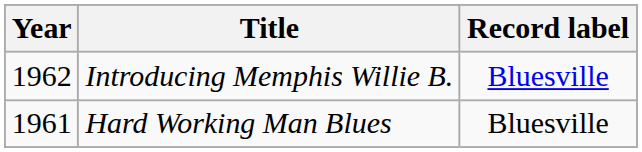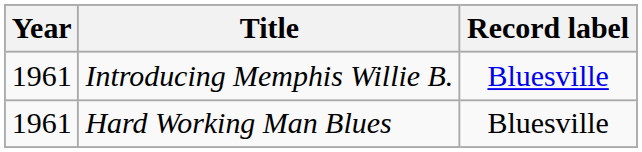(42, 75) 1962 -> (42, 75) 1961
